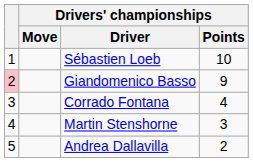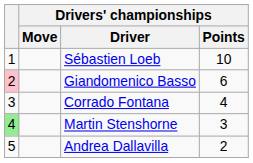(224, 81) 9 -> (224, 81) 6
(12, 124) no background -> (12, 124) lightgreen background
